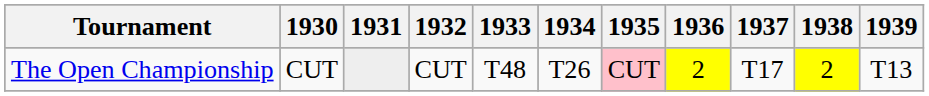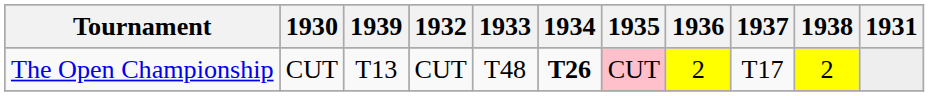columns swapped: (376, 26) <-> (891, 26)
(569, 69) normal -> (569, 69) bold
